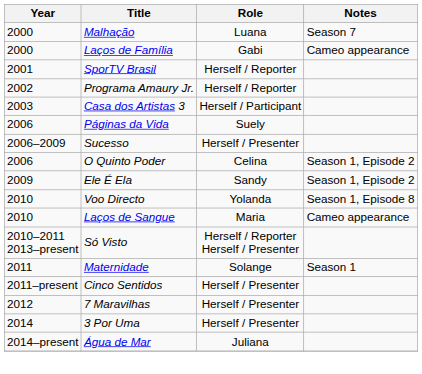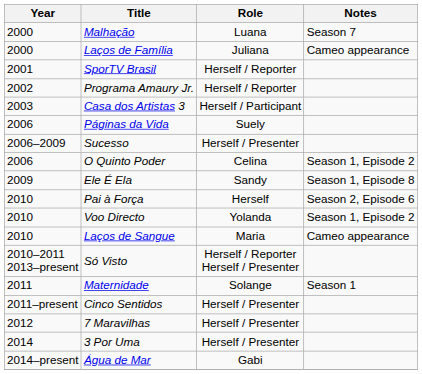(250, 50) Gabi -> (250, 50) Juliana
(361, 180) Season 1, Episode 2 -> (361, 180) Season 1, Episode 8
+ row: (114, 198)
(361, 198) Season 1, Episode 8 -> (361, 217) Season 1, Episode 2
(250, 341) Juliana -> (250, 360) Gabi
